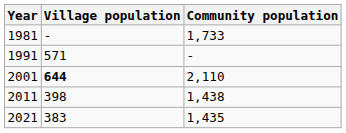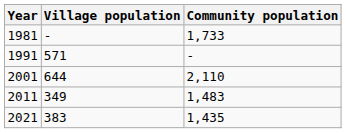(55, 76) bold -> (55, 76) normal
(55, 97) 398 -> (55, 97) 349
(206, 97) 1,438 -> (206, 97) 1,483
